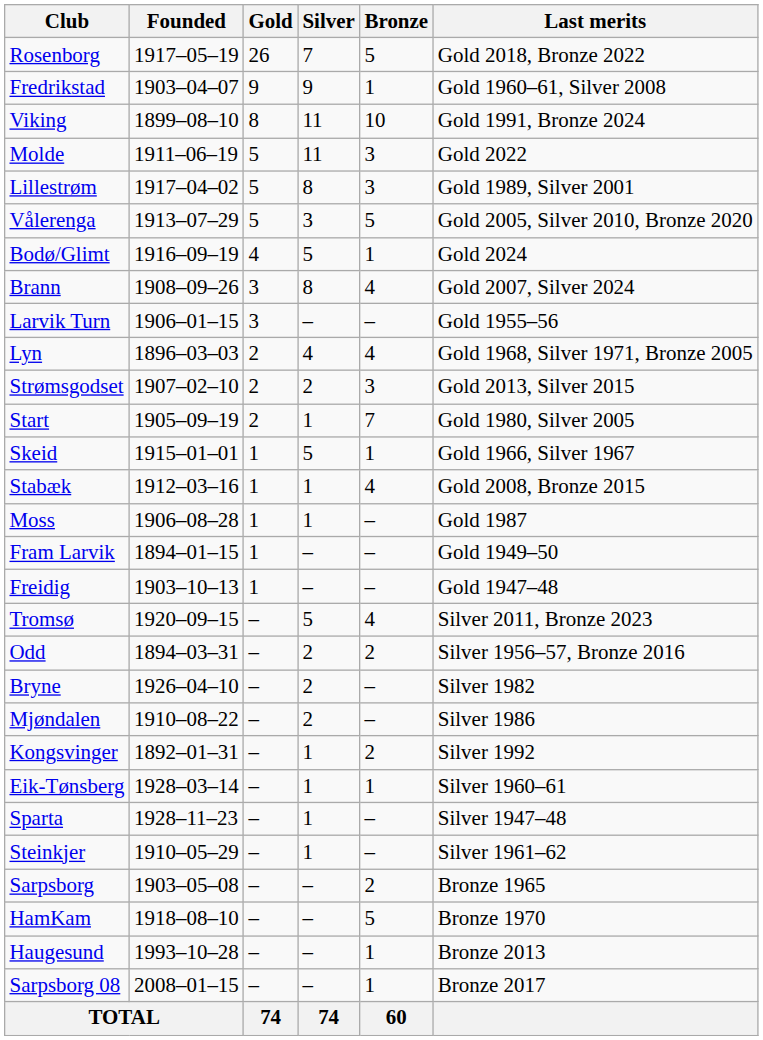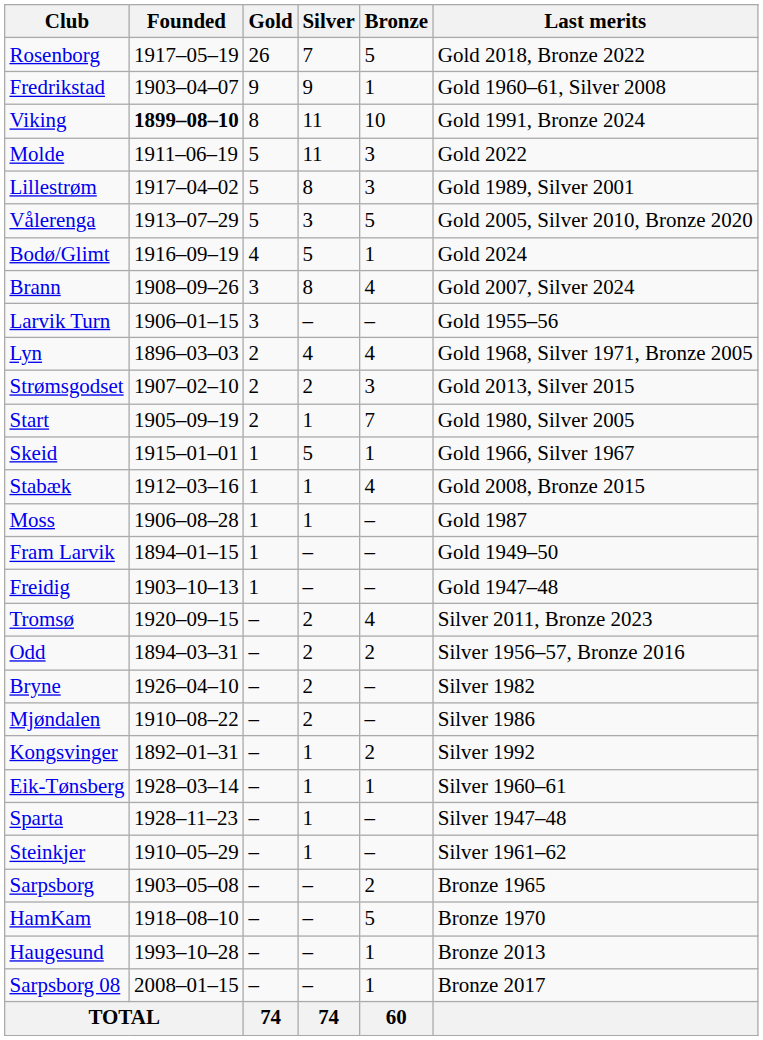(186, 120) normal -> (186, 120) bold
(308, 619) 5 -> (308, 619) 2
